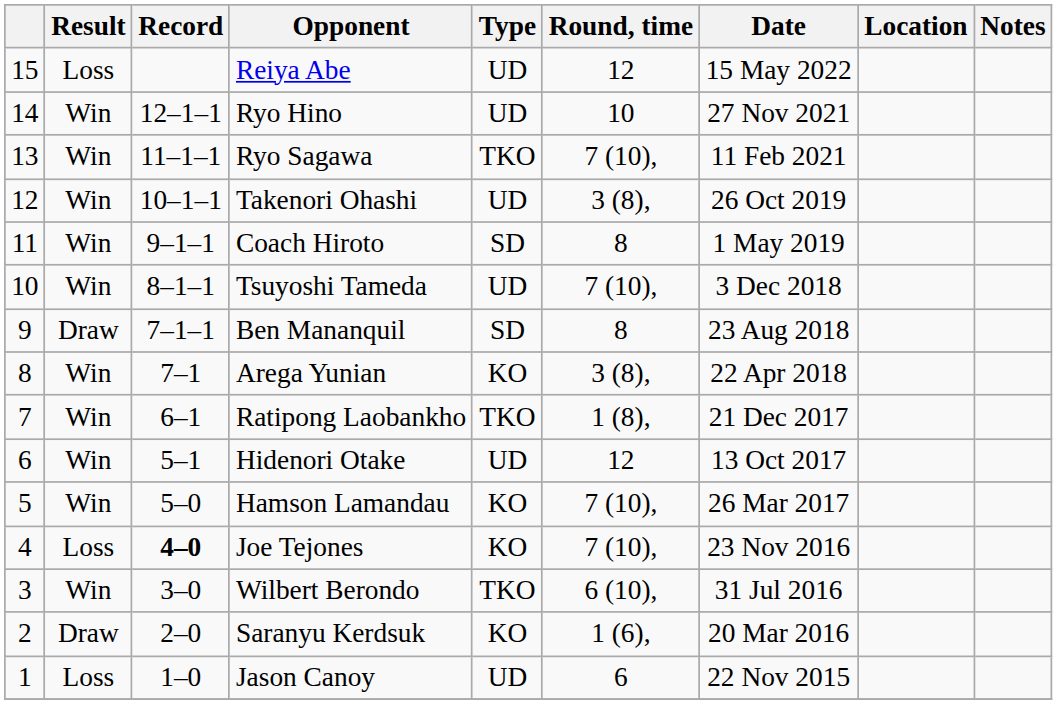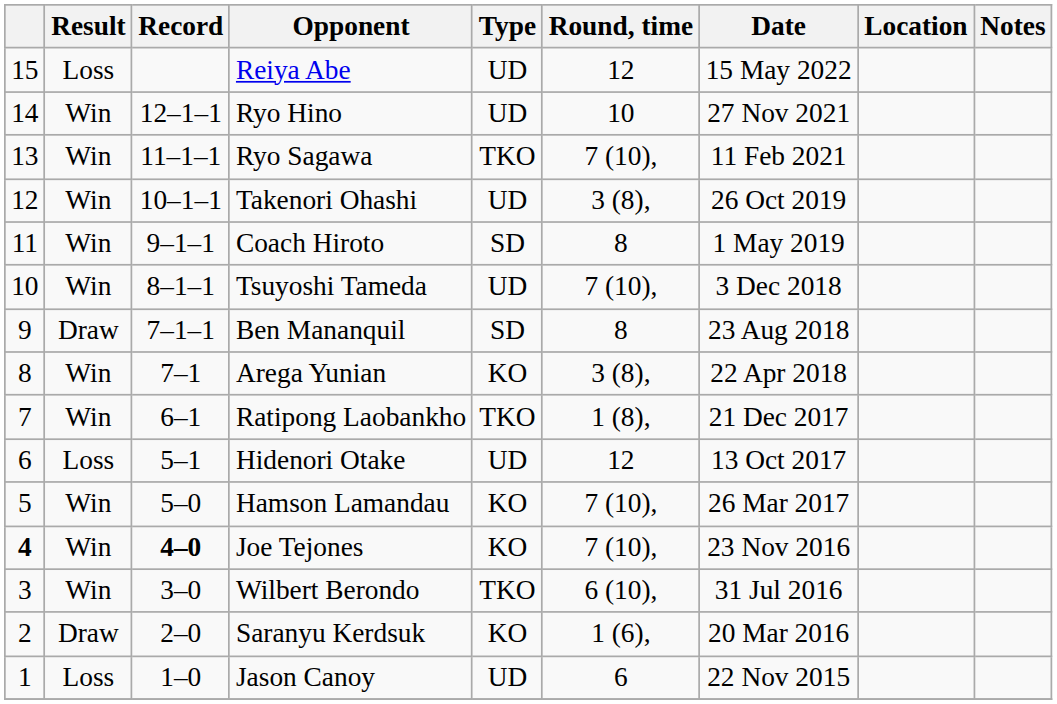(88, 460) Win -> (88, 460) Loss
(25, 546) normal -> (25, 546) bold
(88, 546) Loss -> (88, 546) Win
